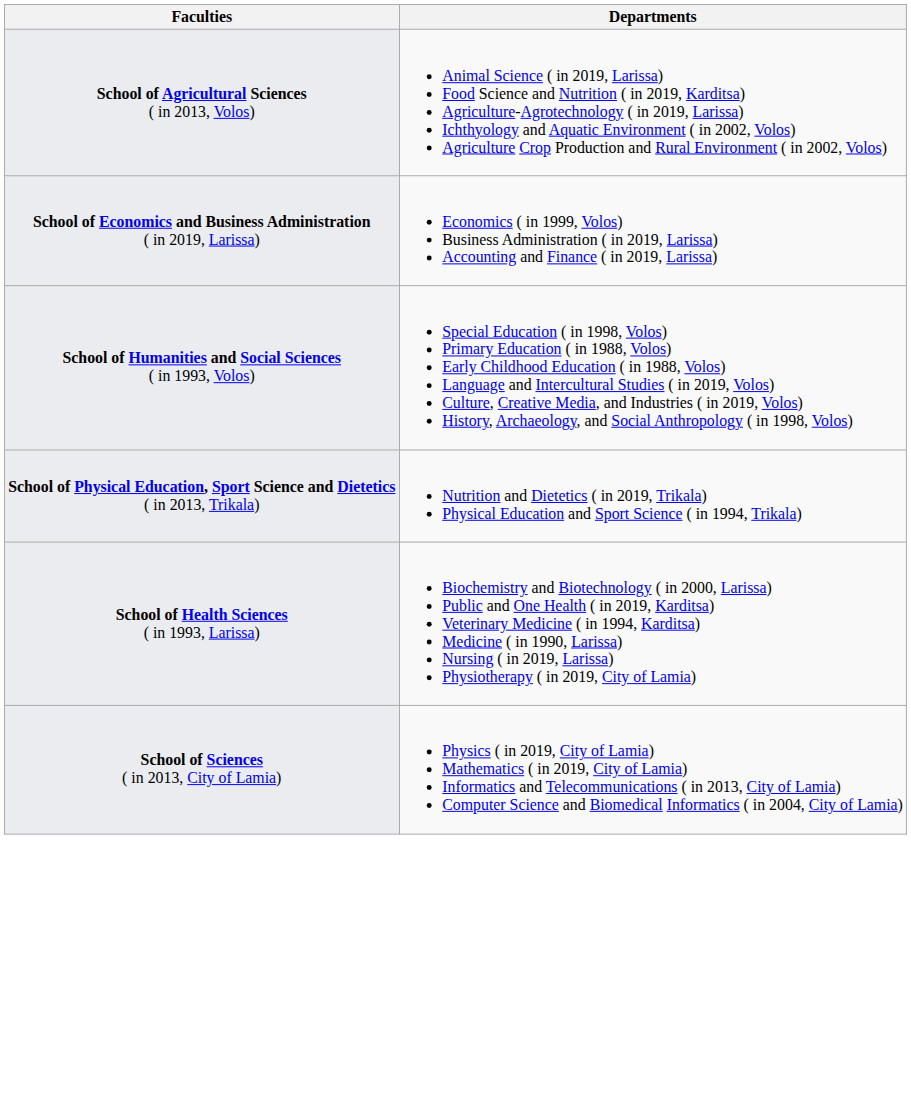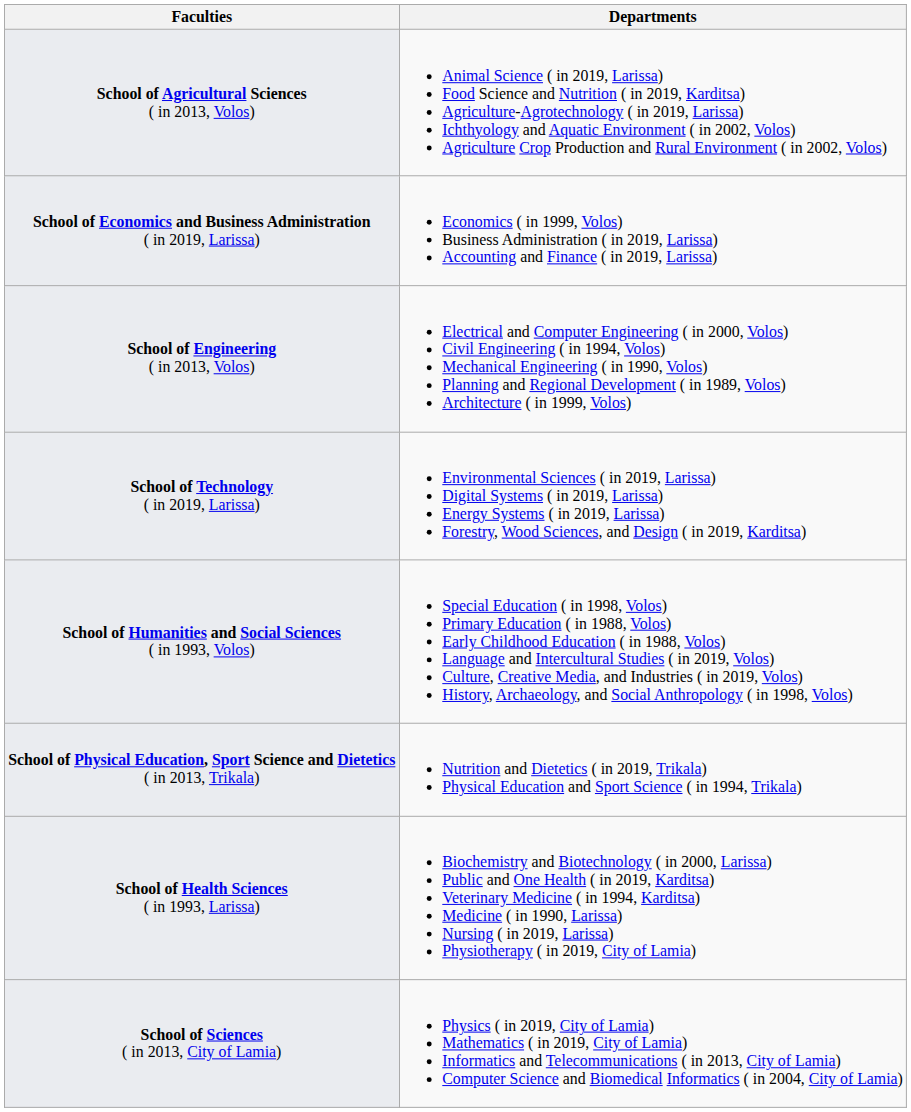+ row: (202, 358)
+ row: (202, 495)
